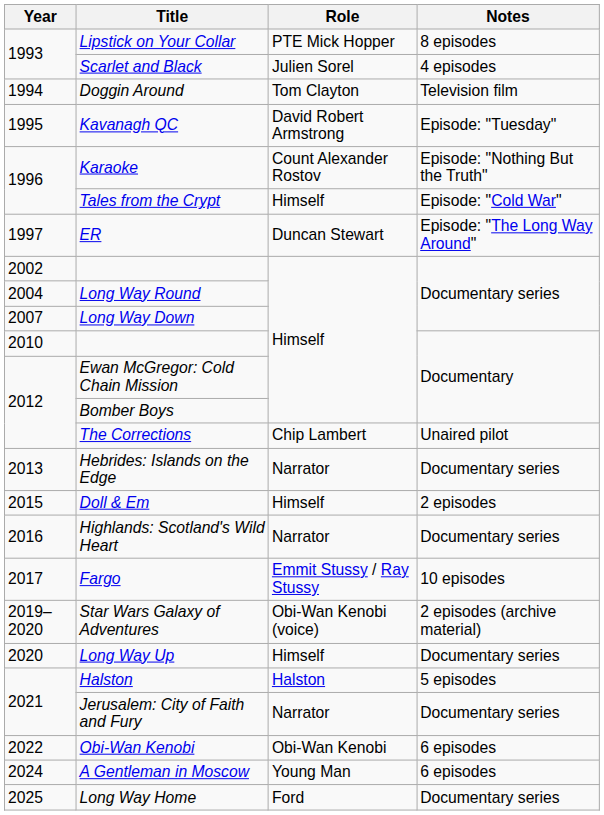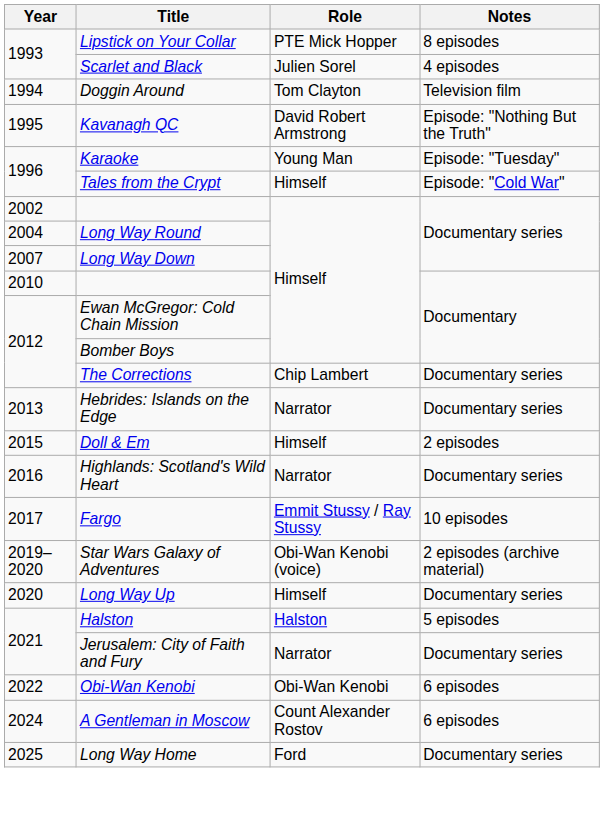(488, 125) Episode: "Tuesday" -> (500, 125) Episode: "Nothing But the Truth"
(330, 167) Count Alexander Rostov -> (313, 158) Young Man
(497, 167) Episode: "Nothing But the Truth" -> (491, 158) Episode: "Tuesday"
- row: (26, 235)
(464, 435) Unaired pilot -> (493, 375) Documentary series
(311, 772) Young Man -> (332, 721) Count Alexander Rostov
